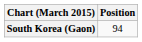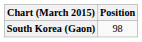(118, 28) 94 -> (118, 28) 98
